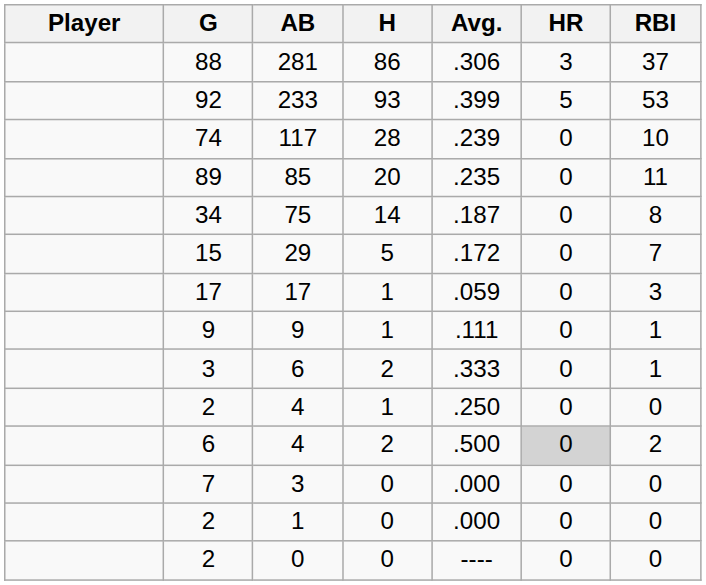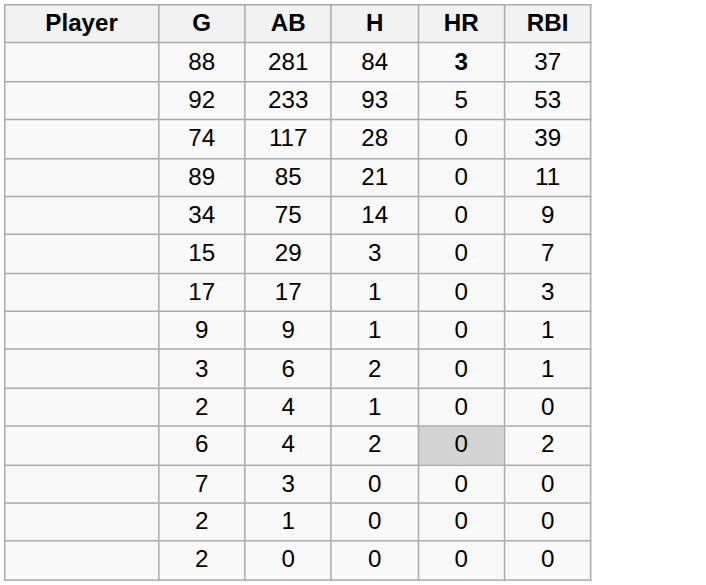- column: (477, 23)
(387, 61) 86 -> (375, 61) 84
(566, 61) normal -> (461, 61) bold
(655, 138) 10 -> (548, 138) 39
(387, 176) 20 -> (375, 176) 21
(655, 215) 8 -> (548, 215) 9
(387, 253) 5 -> (375, 253) 3
